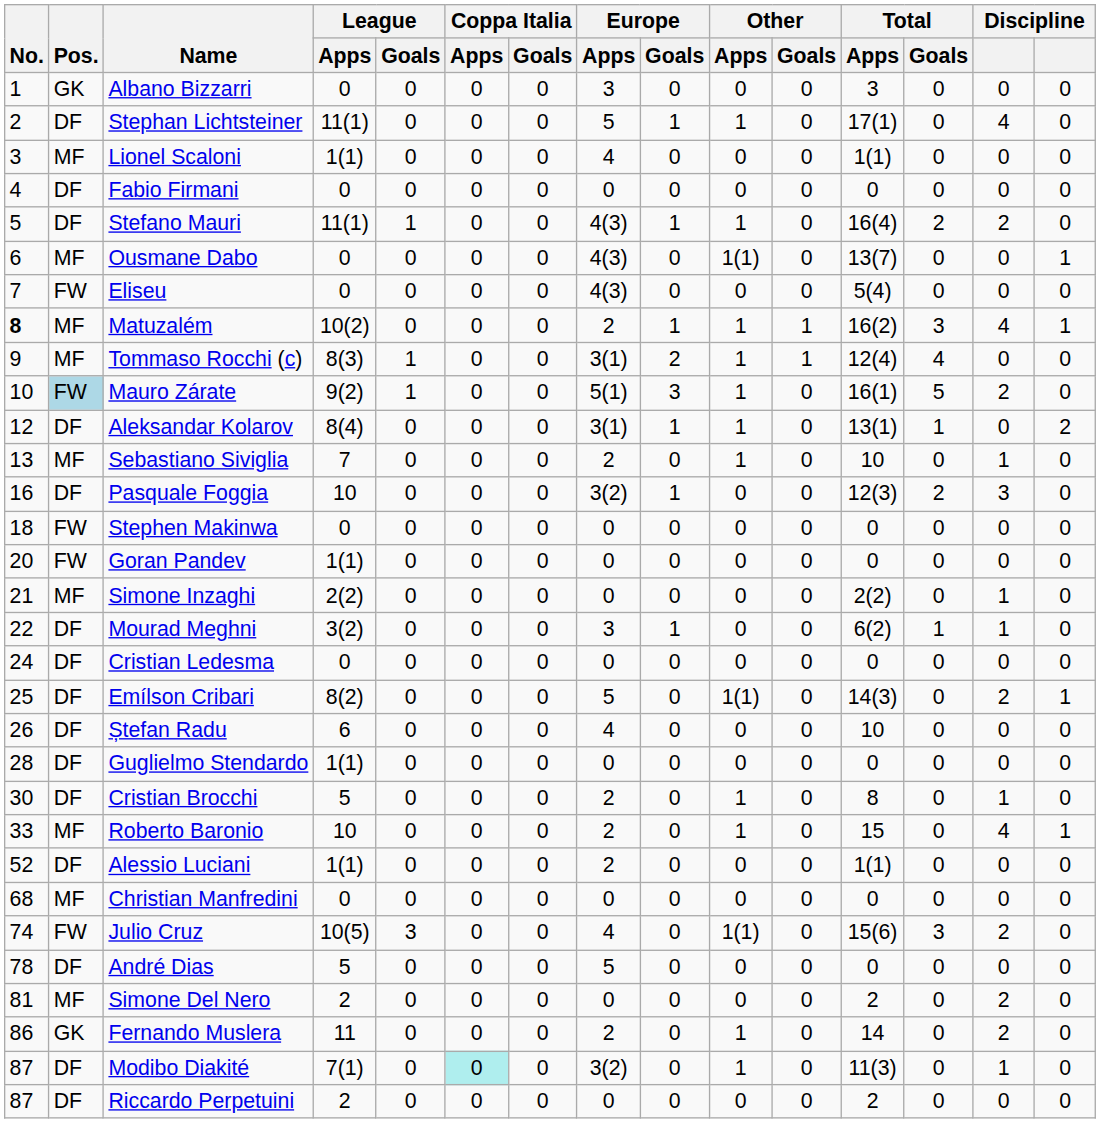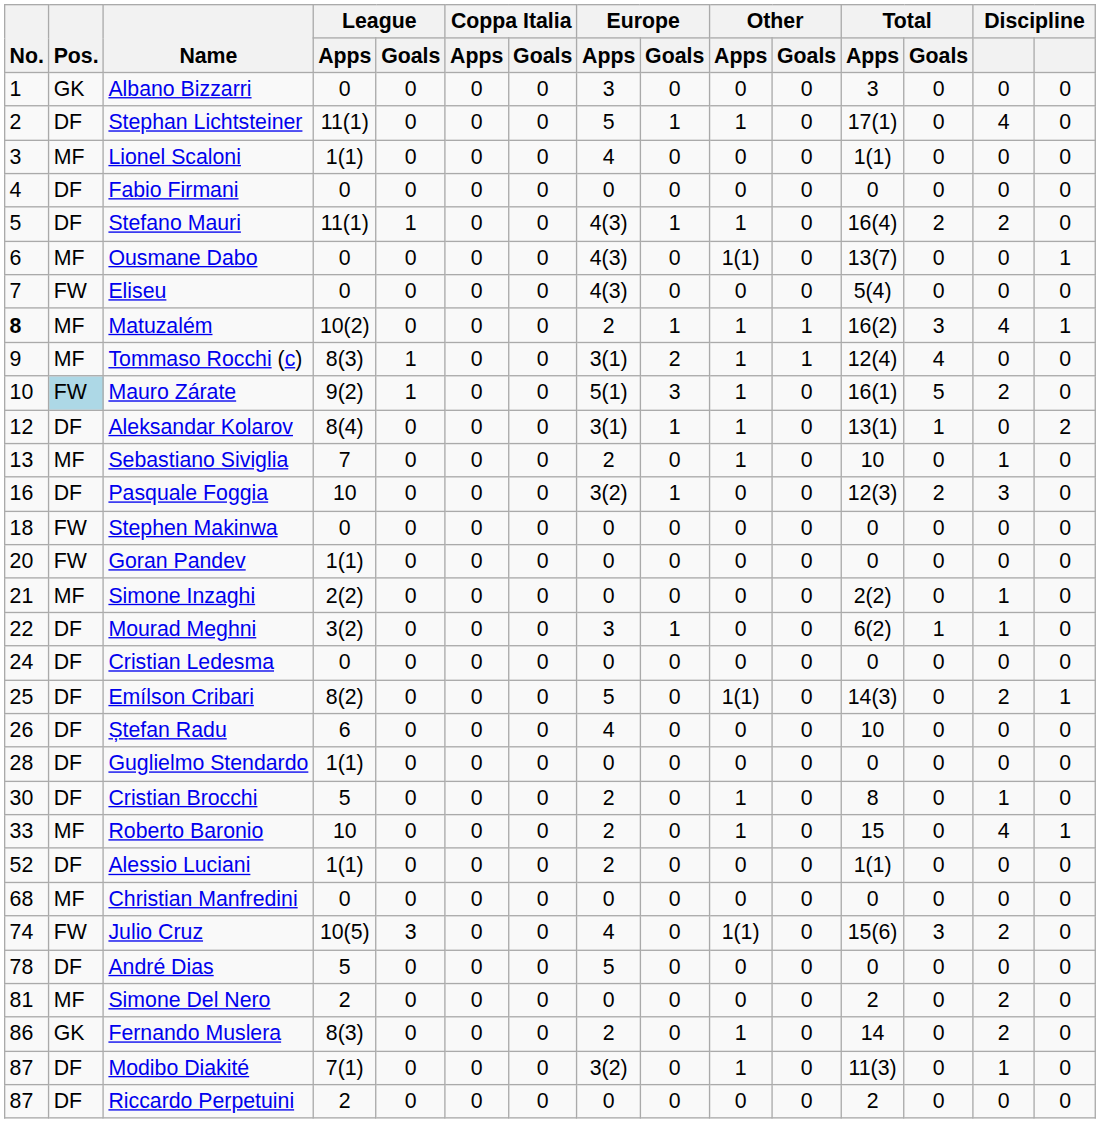(345, 1033) 11 -> (345, 1033) 8(3)
(477, 1067) paleturquoise background -> (477, 1067) no background
